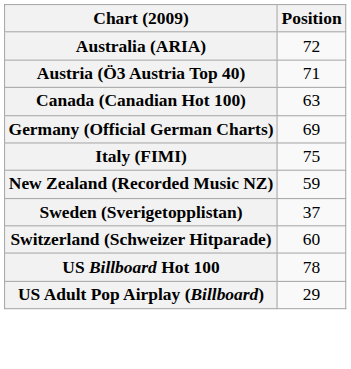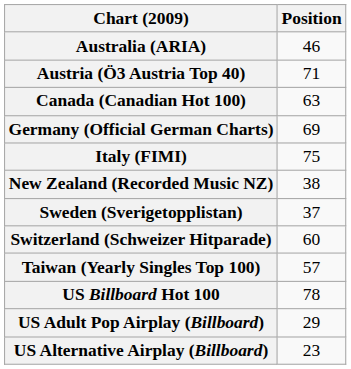(312, 45) 72 -> (312, 45) 46
(312, 184) 59 -> (312, 184) 38
+ row: (141, 267)
+ row: (141, 350)
